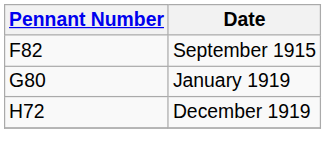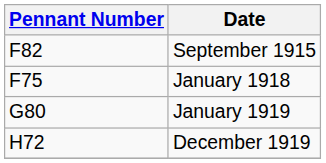+ row: (232, 81)
